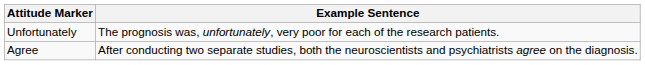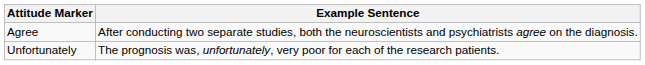rows swapped: (42, 32) <-> (23, 50)
